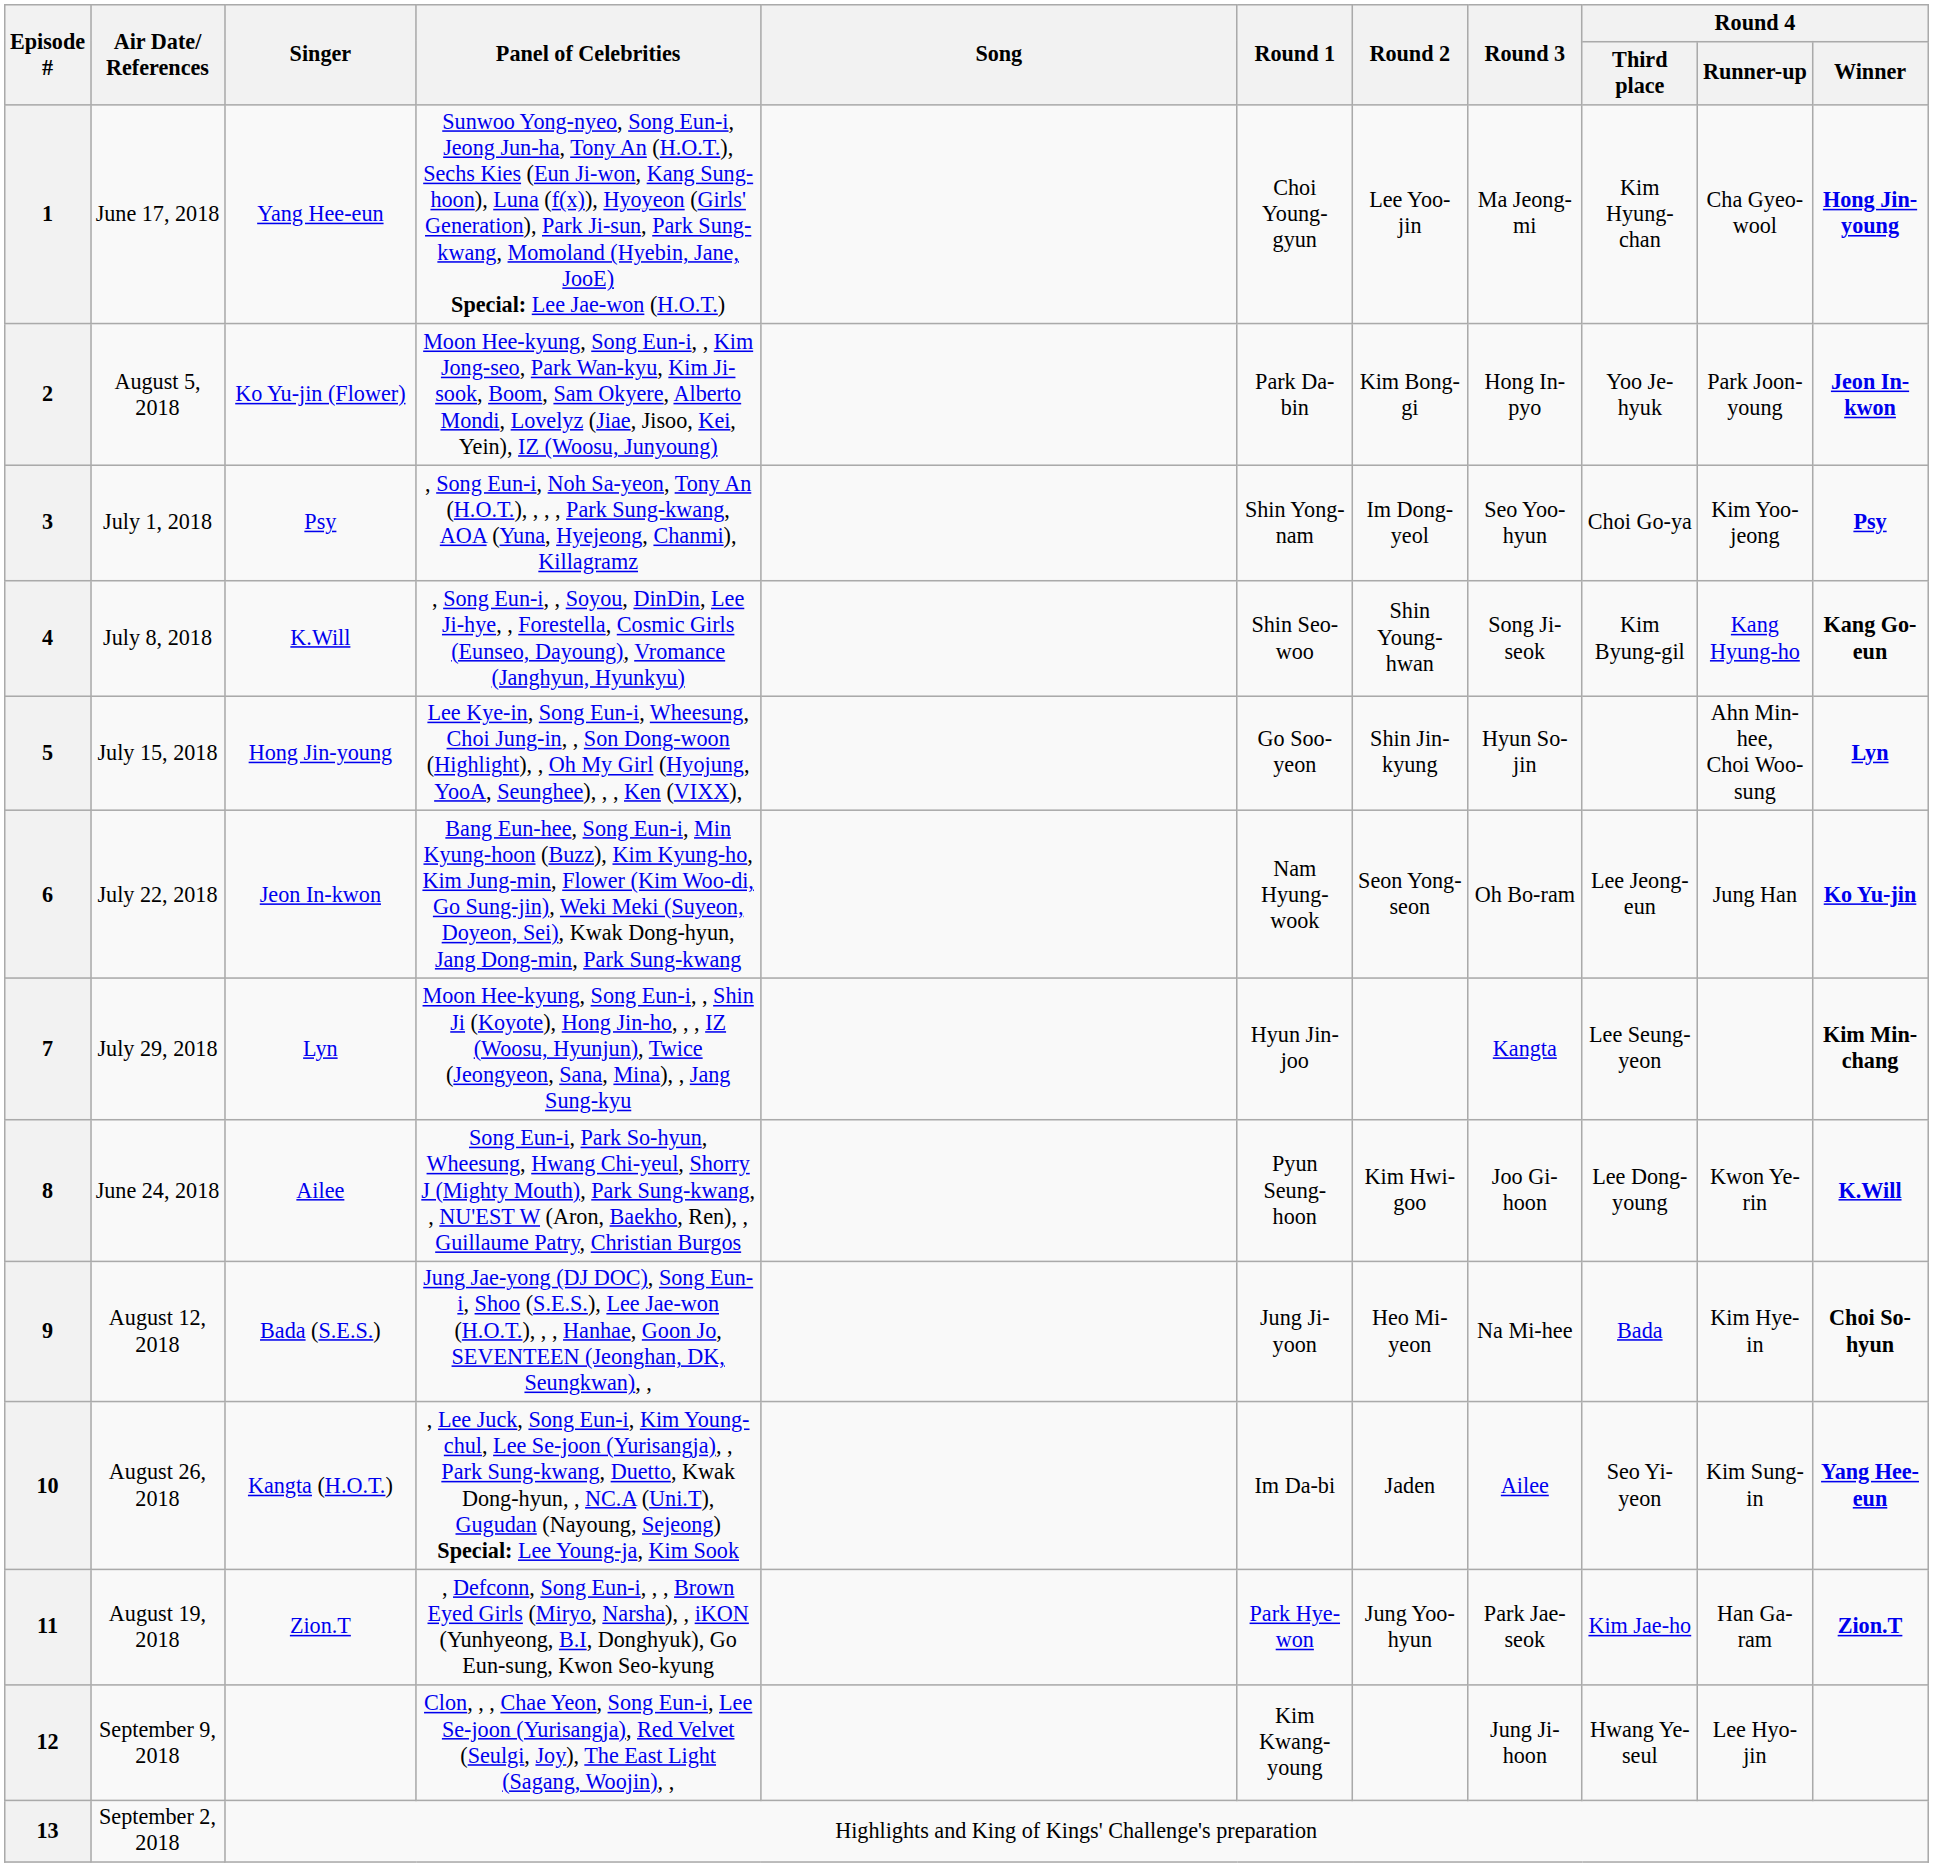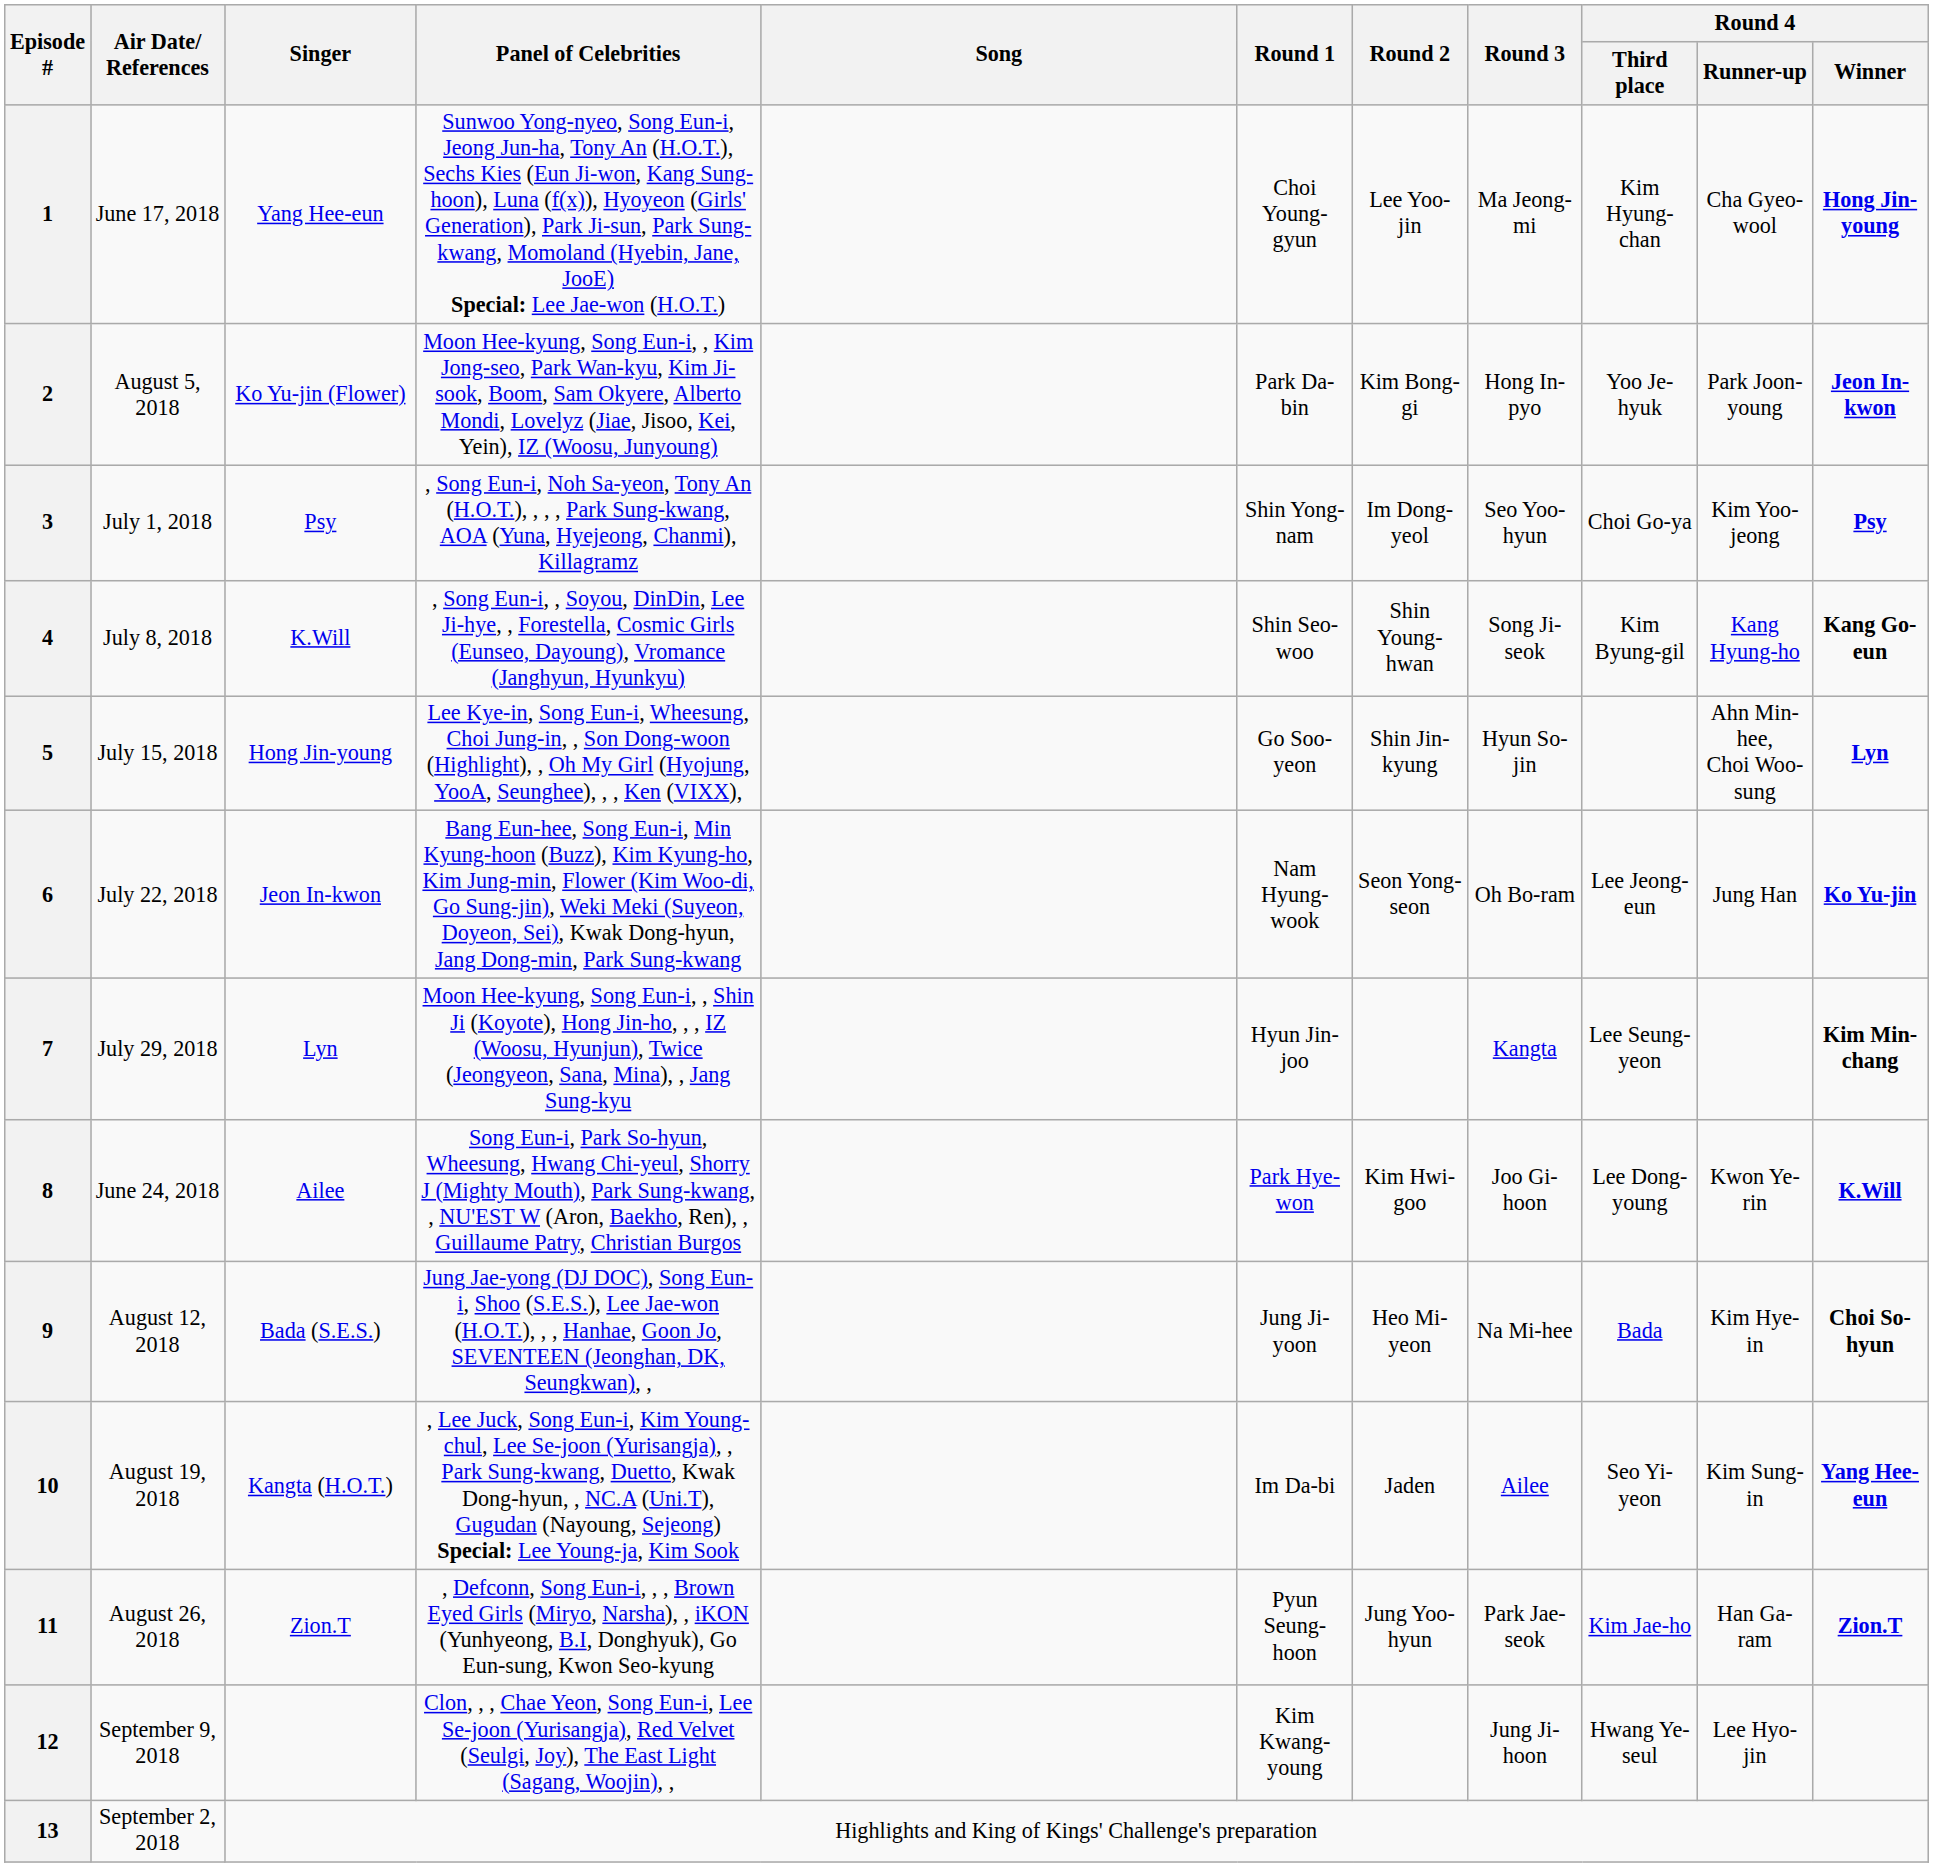(1295, 1190) Pyun Seung-hoon -> (1295, 1190) Park Hye-won
(158, 1485) August 26, 2018 -> (158, 1485) August 19, 2018
(158, 1627) August 19, 2018 -> (158, 1627) August 26, 2018
(1295, 1627) Park Hye-won -> (1295, 1627) Pyun Seung-hoon
